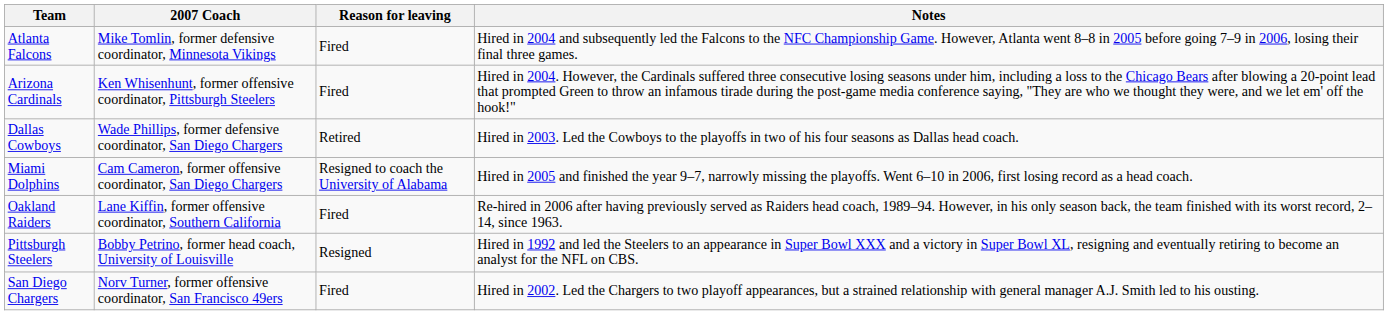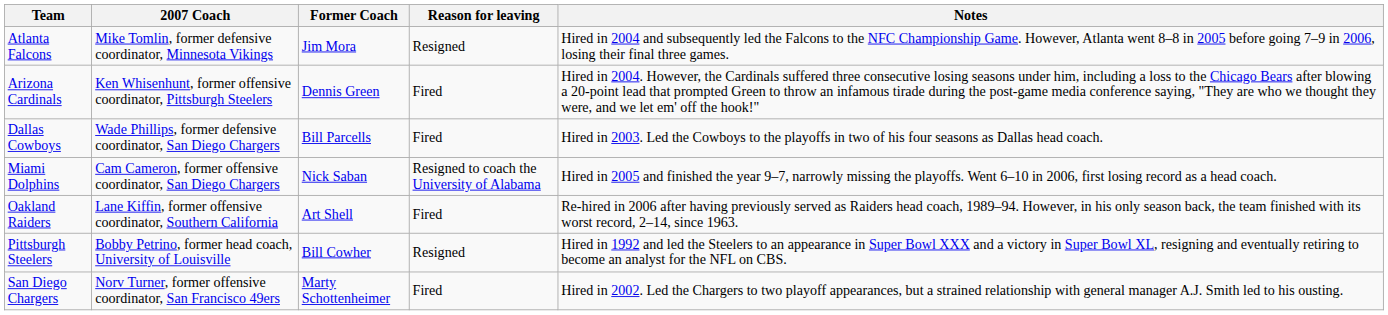+ column: (354, 15)
(334, 45) Fired -> (439, 45) Resigned
(340, 138) Retired -> (427, 138) Fired
